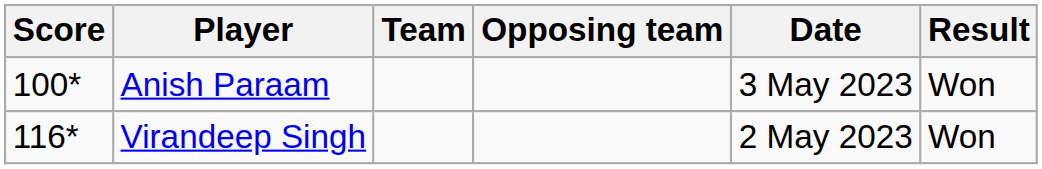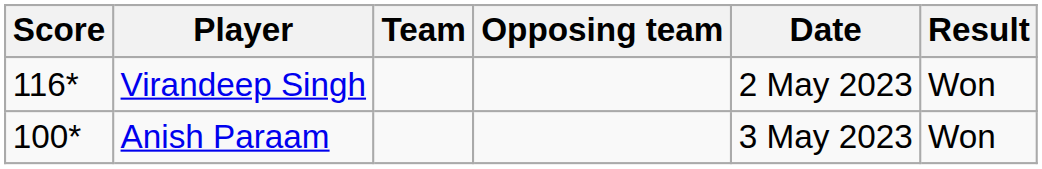rows swapped: (243, 136) <-> (225, 83)
